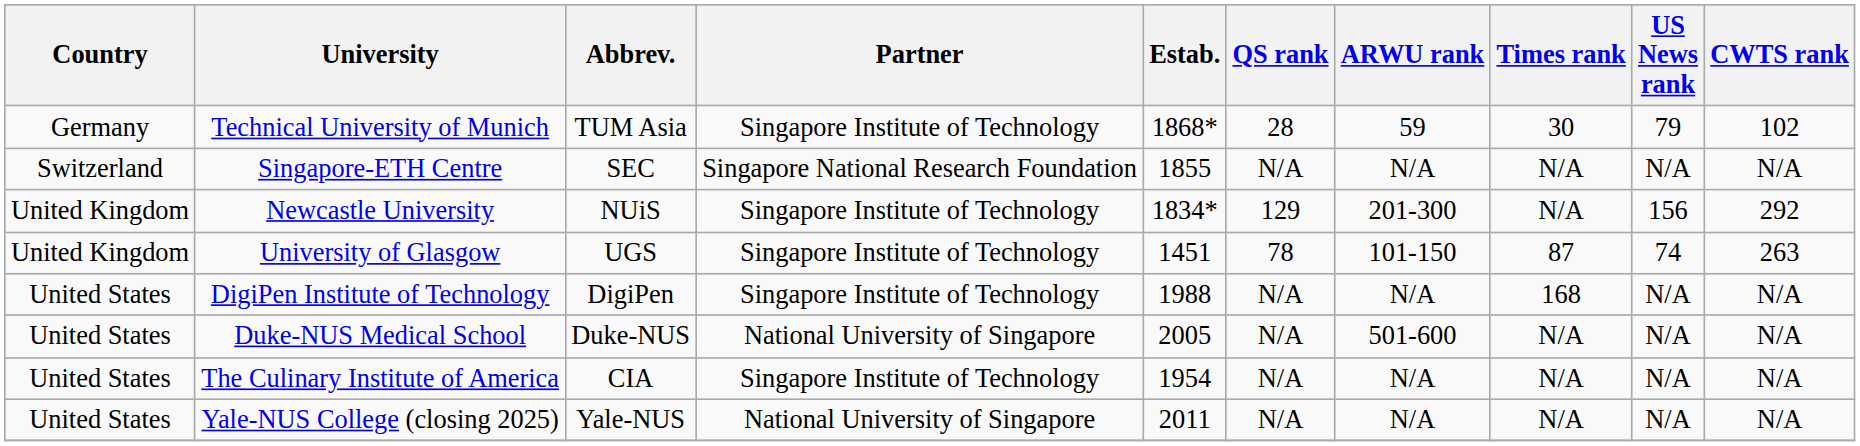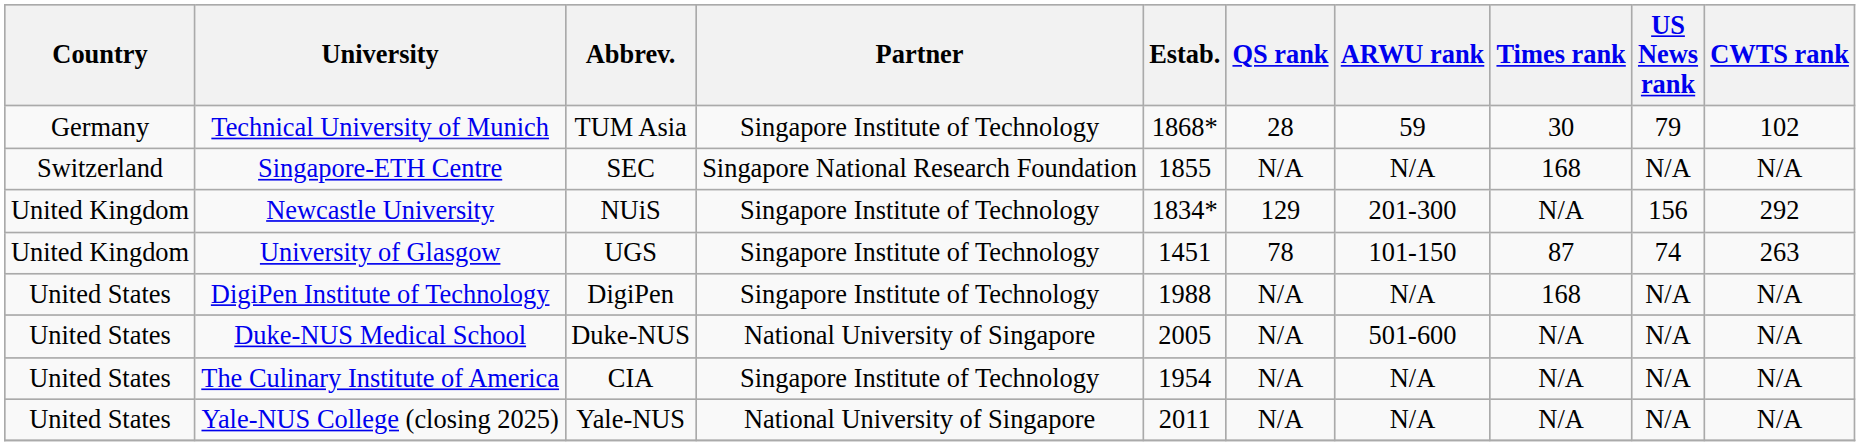(1561, 168) N/A -> (1561, 168) 168
